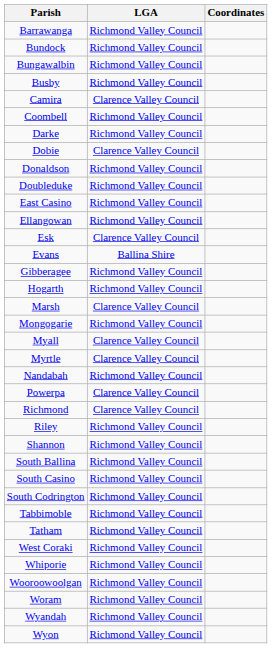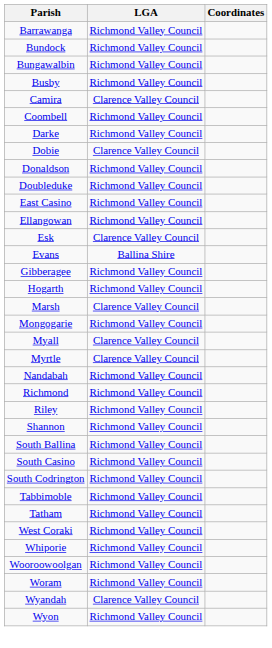- row: (46, 392)
(146, 409) Clarence Valley Council -> (146, 392) Richmond Valley Council
(146, 617) Richmond Valley Council -> (146, 599) Clarence Valley Council
